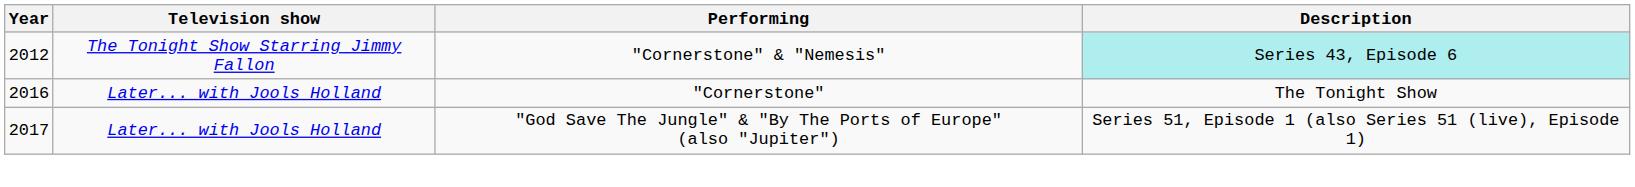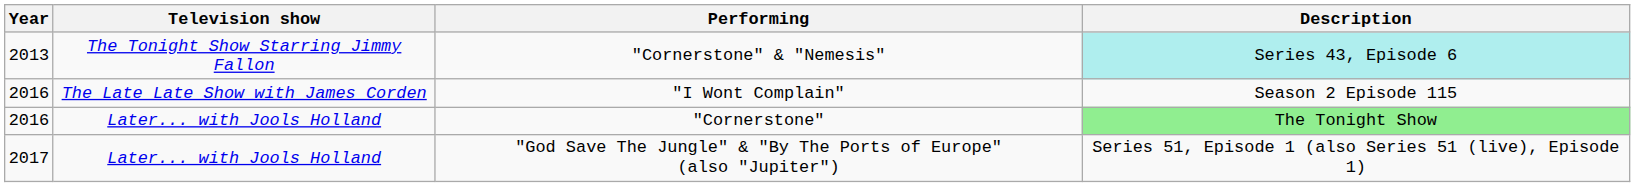(29, 56) 2012 -> (29, 56) 2013
+ row: (759, 93)
(1356, 93) no background -> (1356, 121) lightgreen background
